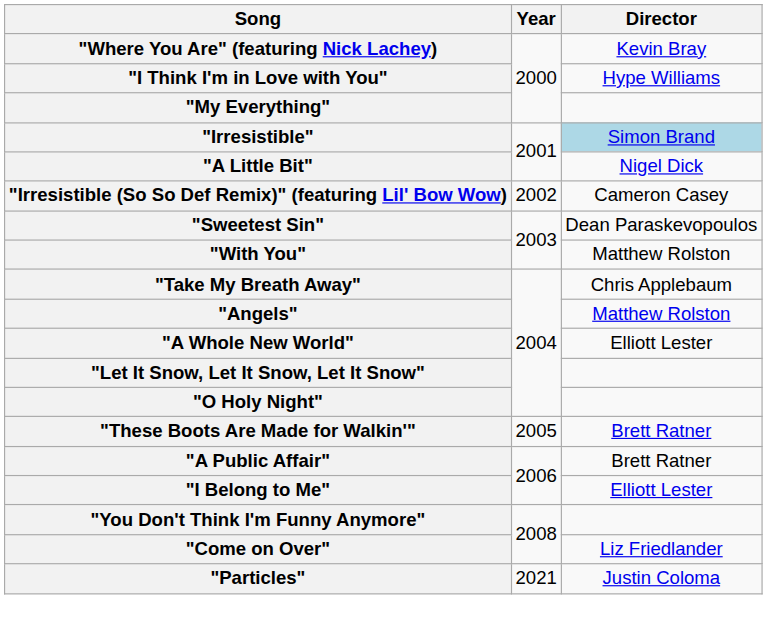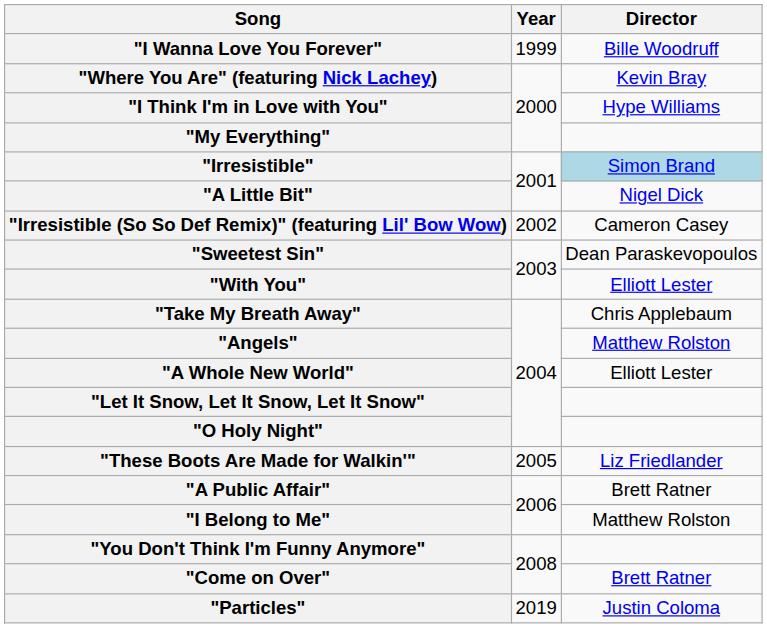+ row: (258, 48)
(661, 254) Matthew Rolston -> (661, 284) Elliott Lester
(661, 431) Brett Ratner -> (661, 460) Liz Friedlander
(661, 490) Elliott Lester -> (661, 519) Matthew Rolston
(661, 549) Liz Friedlander -> (661, 578) Brett Ratner
(536, 578) 2021 -> (536, 607) 2019
